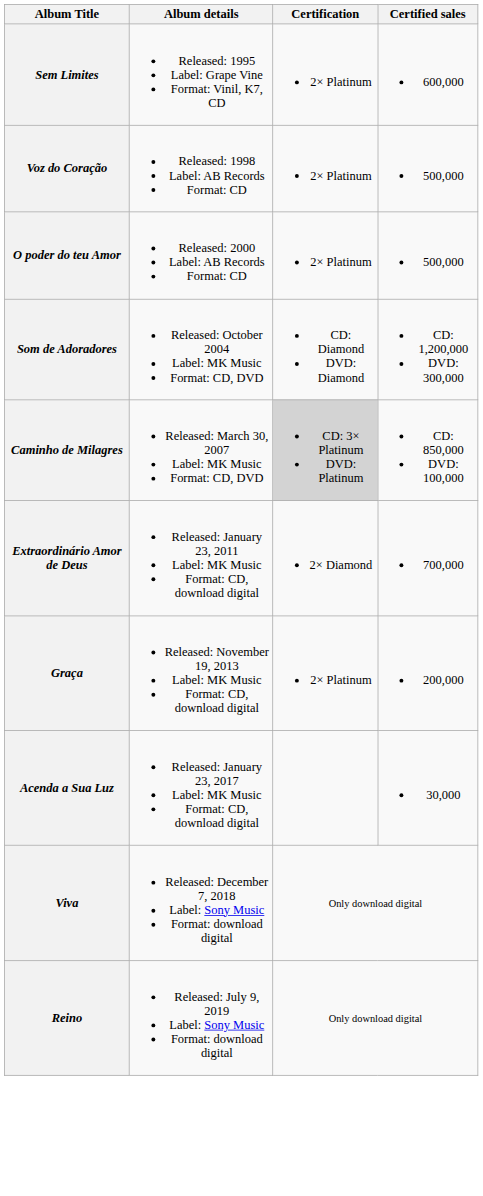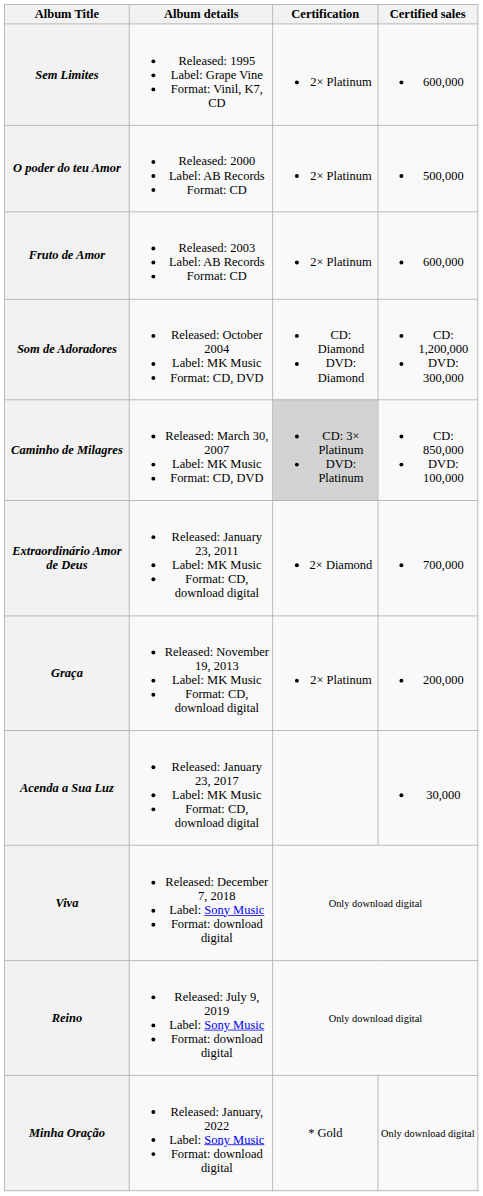- row: (67, 168)
+ row: (67, 255)
+ row: (67, 1133)
